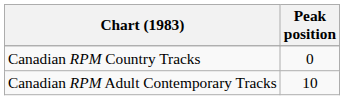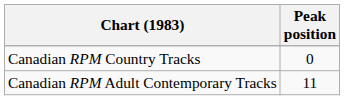(310, 82) 10 -> (310, 82) 11
